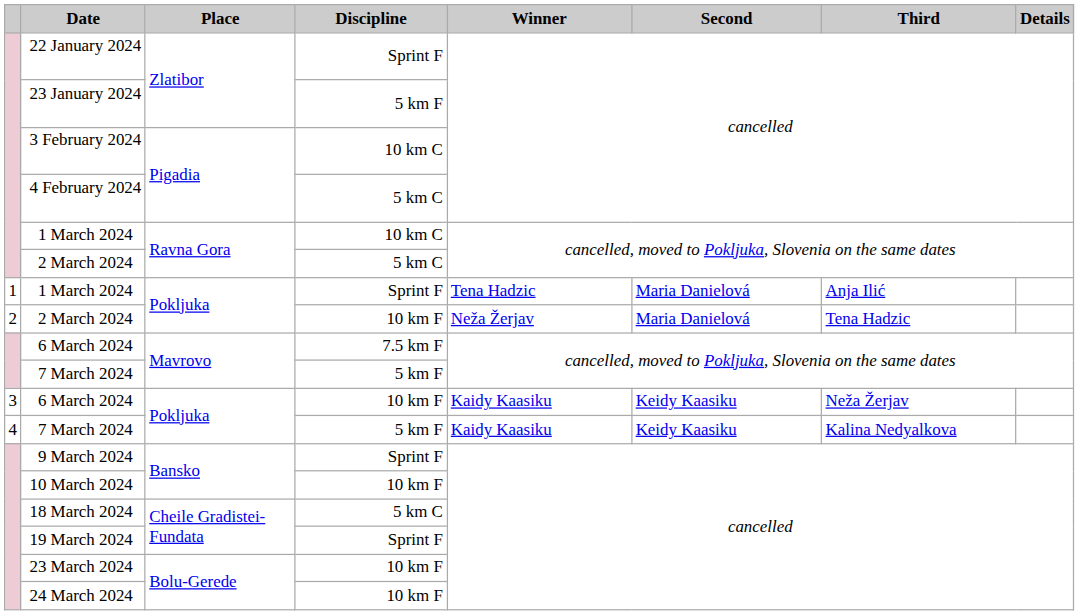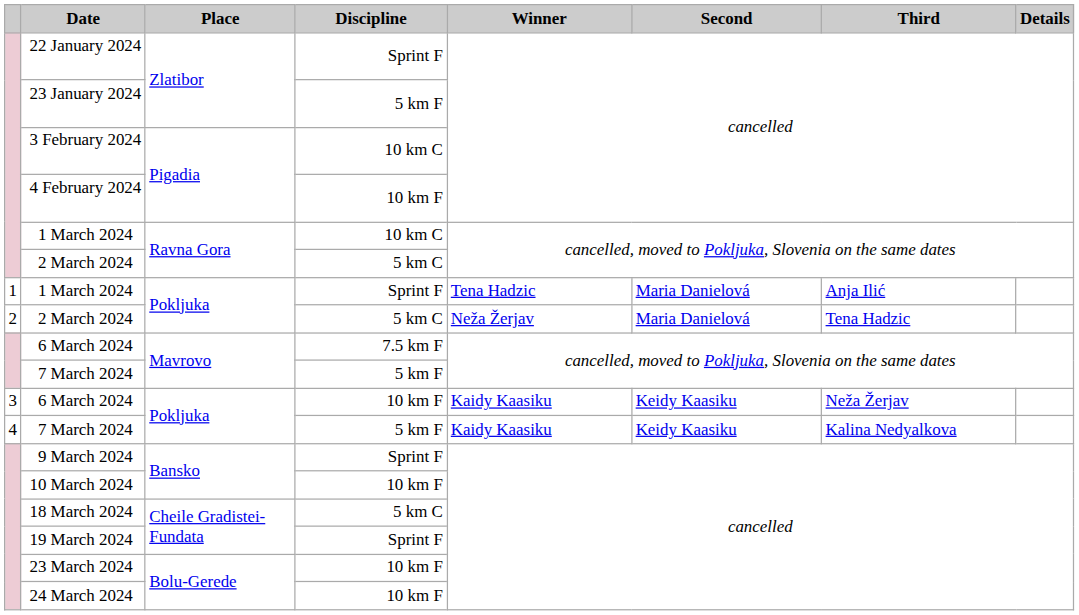(418, 197) 5 km C -> (415, 197) 10 km F
(415, 318) 10 km F -> (418, 318) 5 km C
